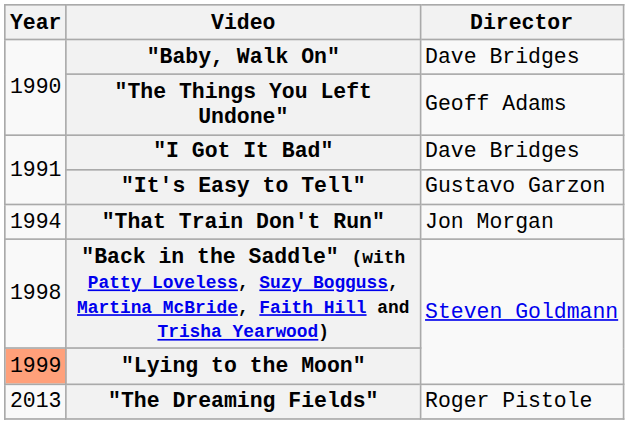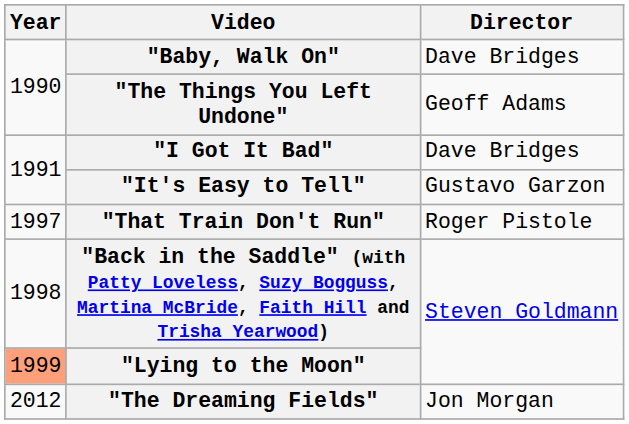(36, 222) 1994 -> (36, 222) 1997
(489, 222) Jon Morgan -> (509, 222) Roger Pistole
(36, 401) 2013 -> (36, 401) 2012
(509, 401) Roger Pistole -> (489, 401) Jon Morgan
